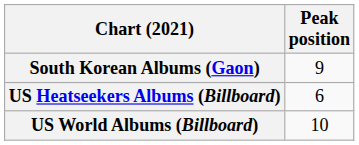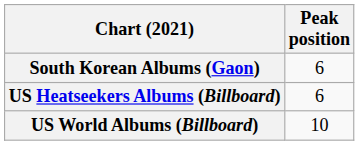(319, 67) 9 -> (319, 67) 6
